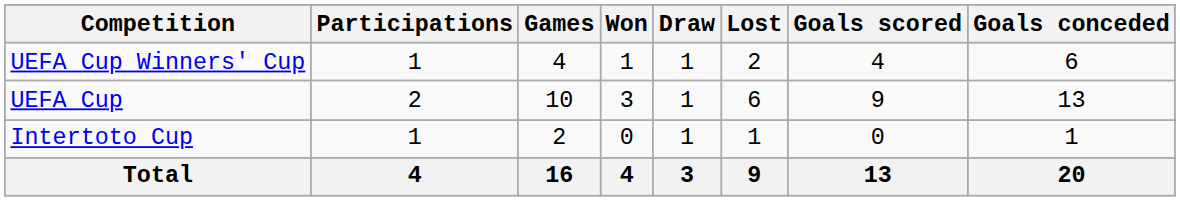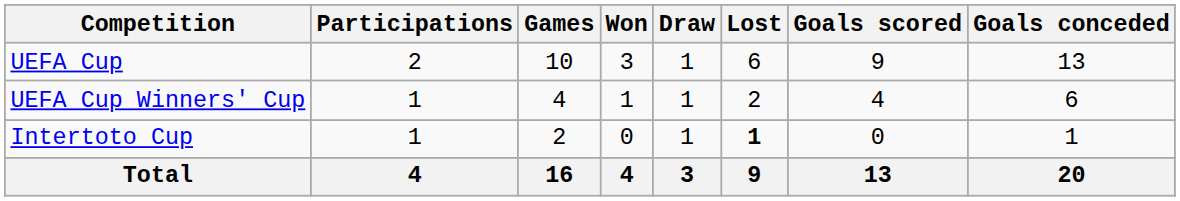rows swapped: (158, 62) <-> (67, 100)
(754, 138) normal -> (754, 138) bold
